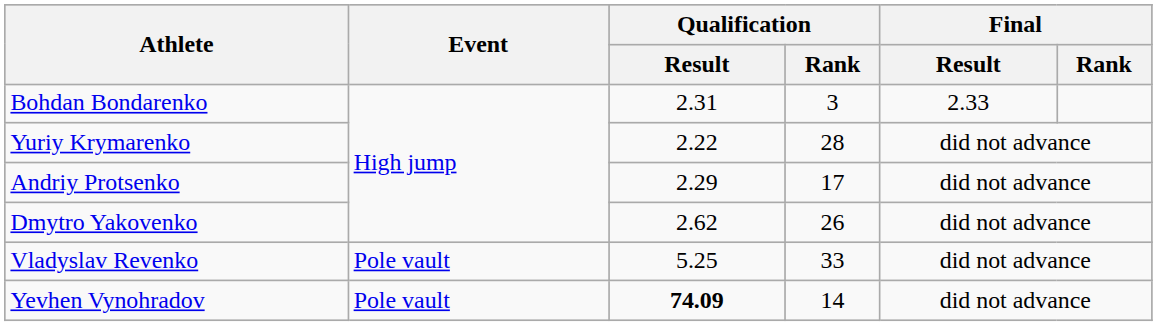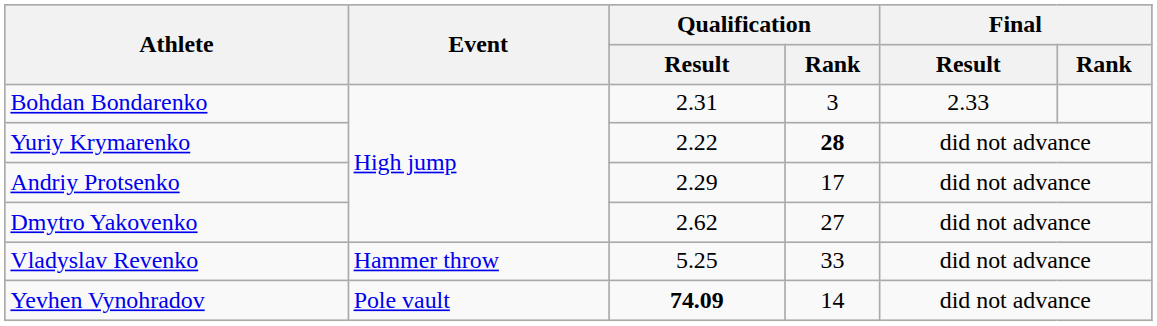(833, 142) normal -> (833, 142) bold
(833, 221) 26 -> (833, 221) 27
(402, 261) Pole vault -> (426, 261) Hammer throw
